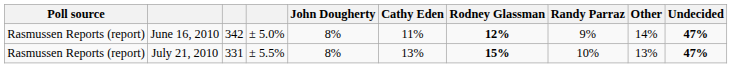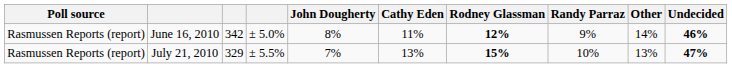(696, 33) 47% -> (696, 33) 46%
(234, 53) 331 -> (234, 53) 329
(333, 53) 8% -> (333, 53) 7%
